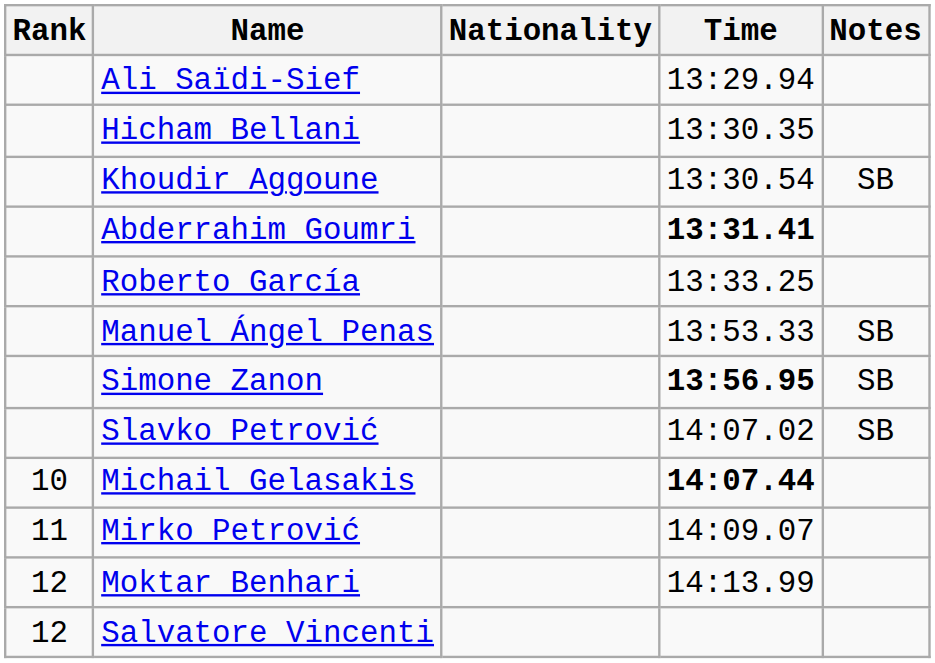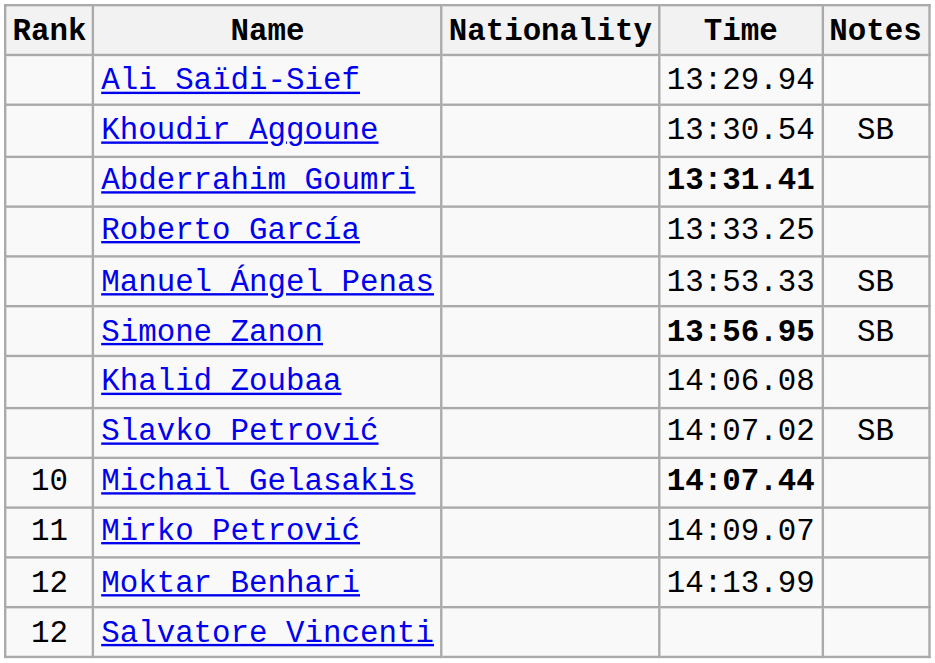- row: (231, 131)
+ row: (221, 382)
